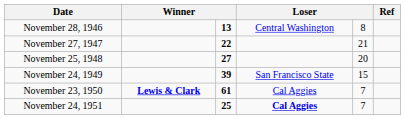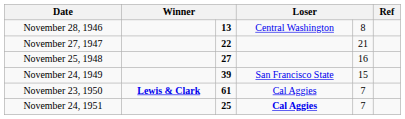(363, 59) 20 -> (363, 59) 16
